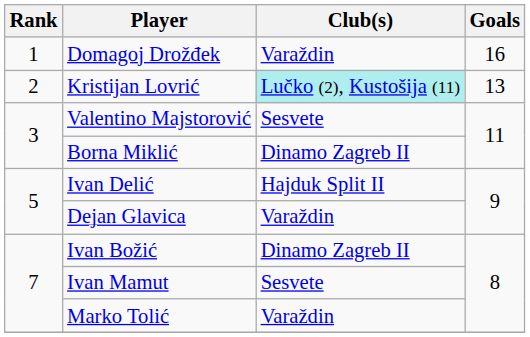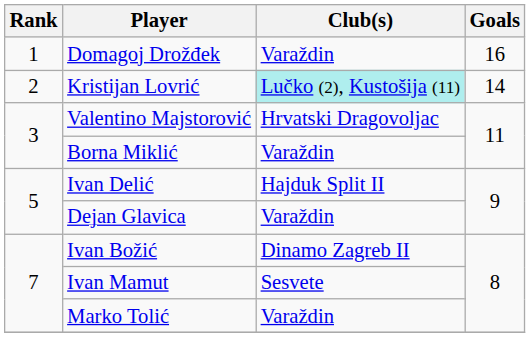(495, 86) 13 -> (495, 86) 14
(292, 119) Sesvete -> (350, 119) Hrvatski Dragovoljac
(335, 151) Dinamo Zagreb II -> (297, 151) Varaždin
